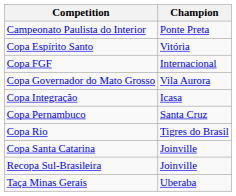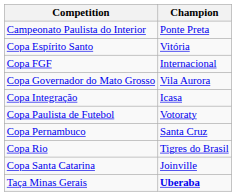+ row: (61, 115)
- row: (54, 166)
(178, 183) normal -> (180, 183) bold
